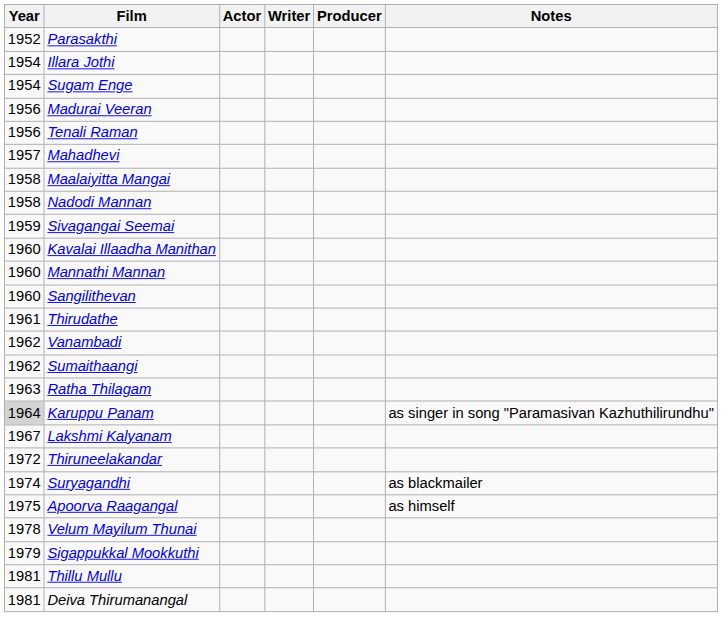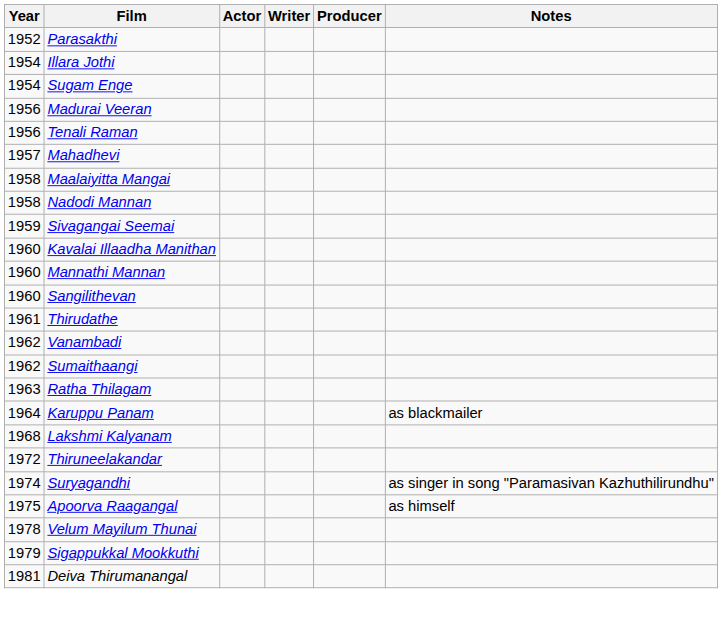(24, 413) lightgrey background -> (24, 413) no background
(551, 413) as singer in song "Paramasivan Kazhuthilirundhu" -> (435, 413) as blackmailer
(24, 436) 1967 -> (24, 436) 1968
(435, 483) as blackmailer -> (551, 483) as singer in song "Paramasivan Kazhuthilirundhu"
- row: (85, 576)
